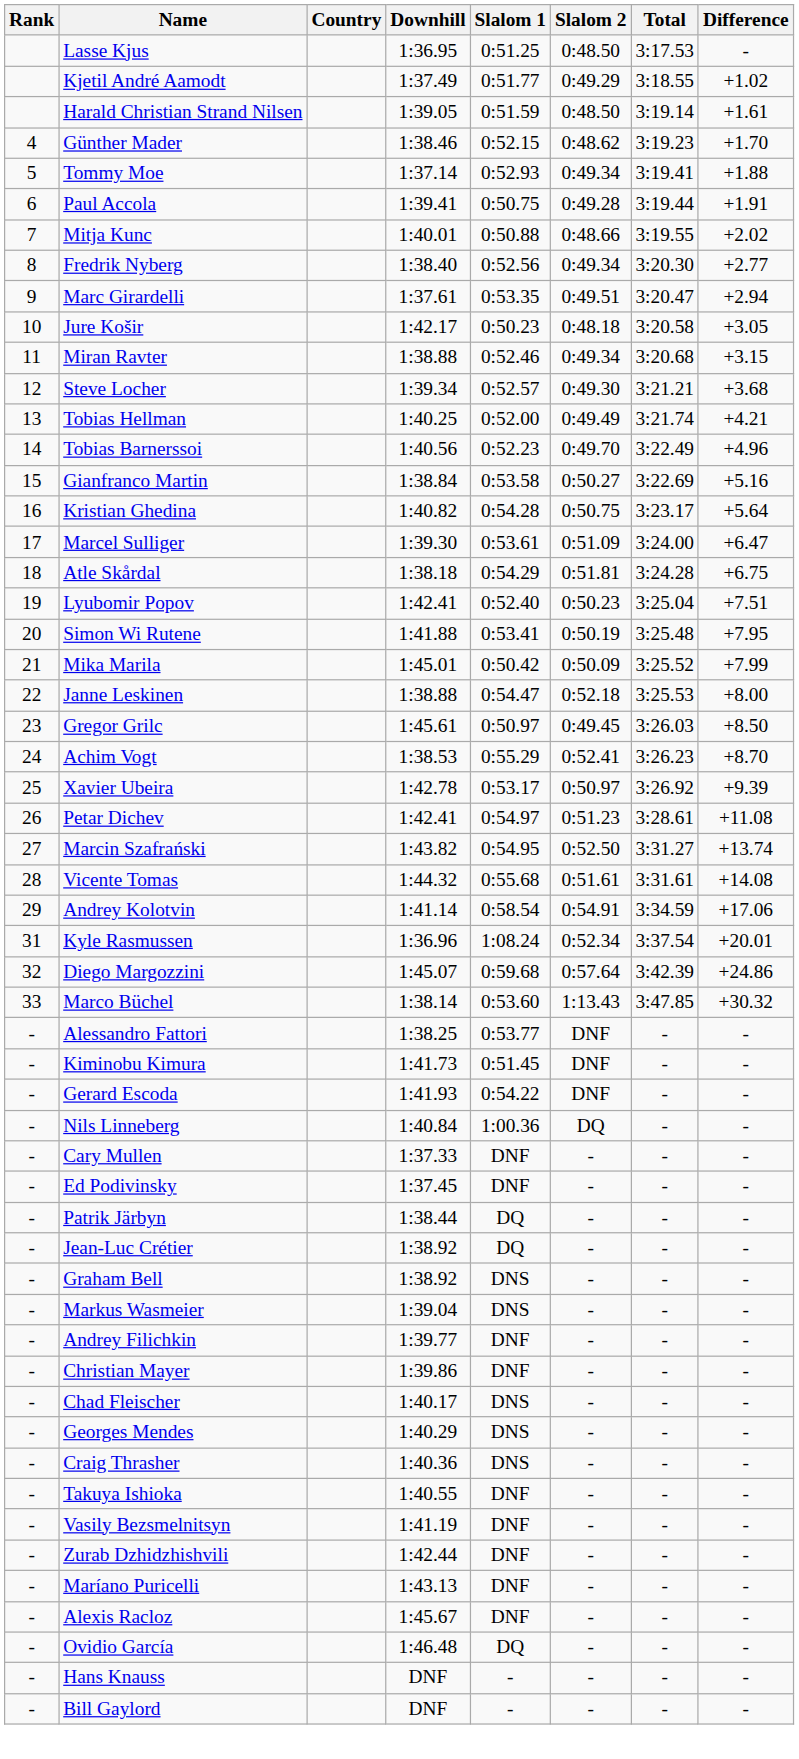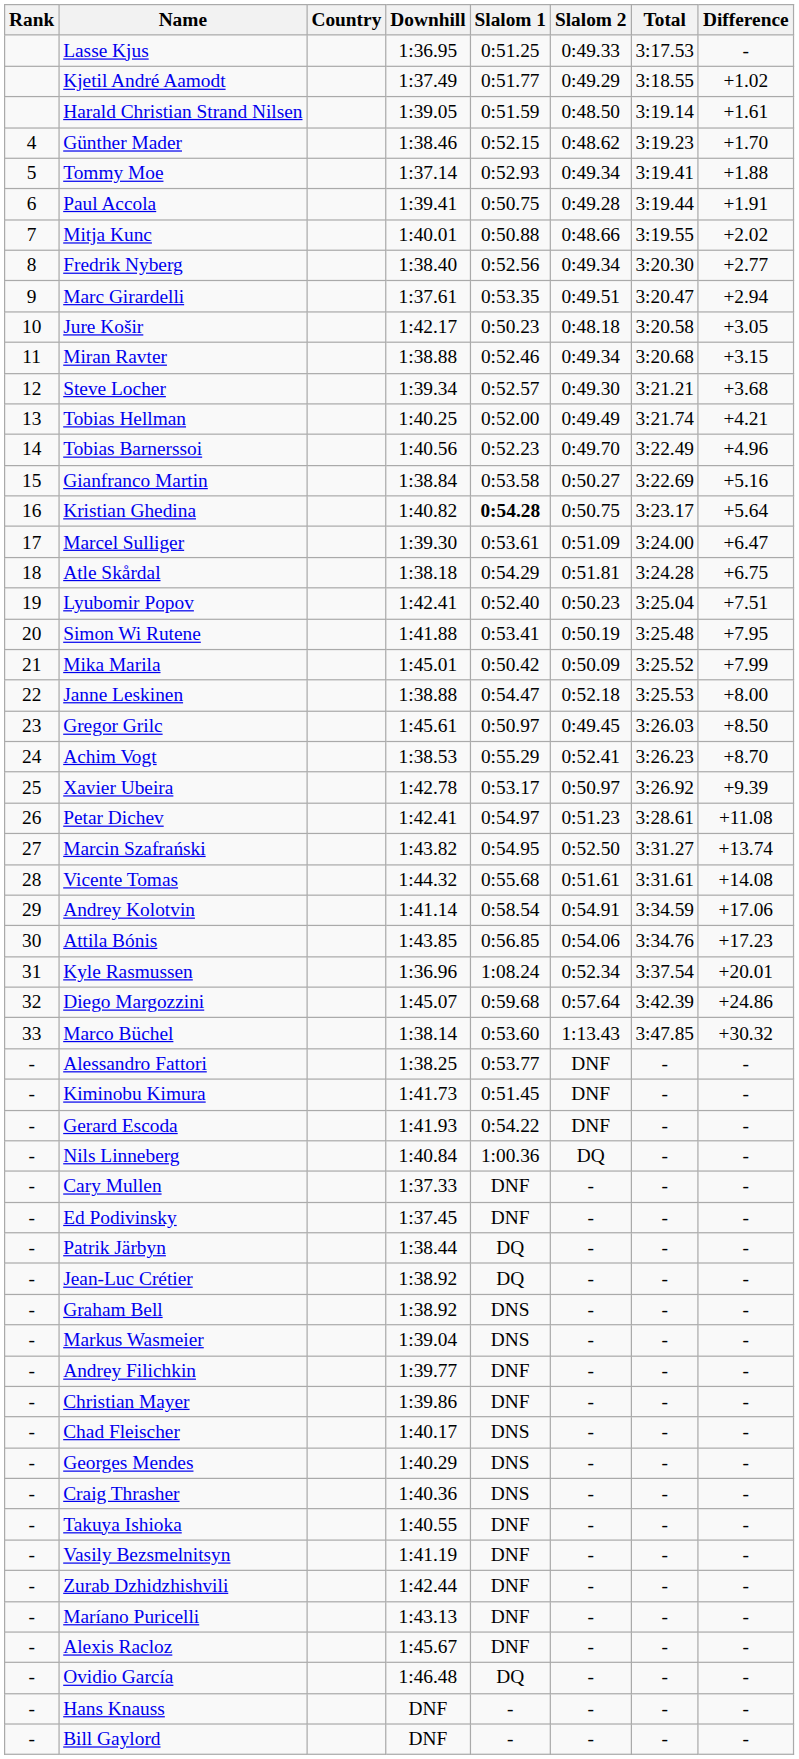(591, 50) 0:48.50 -> (591, 50) 0:49.33
(510, 511) normal -> (510, 511) bold
+ row: (110, 940)
